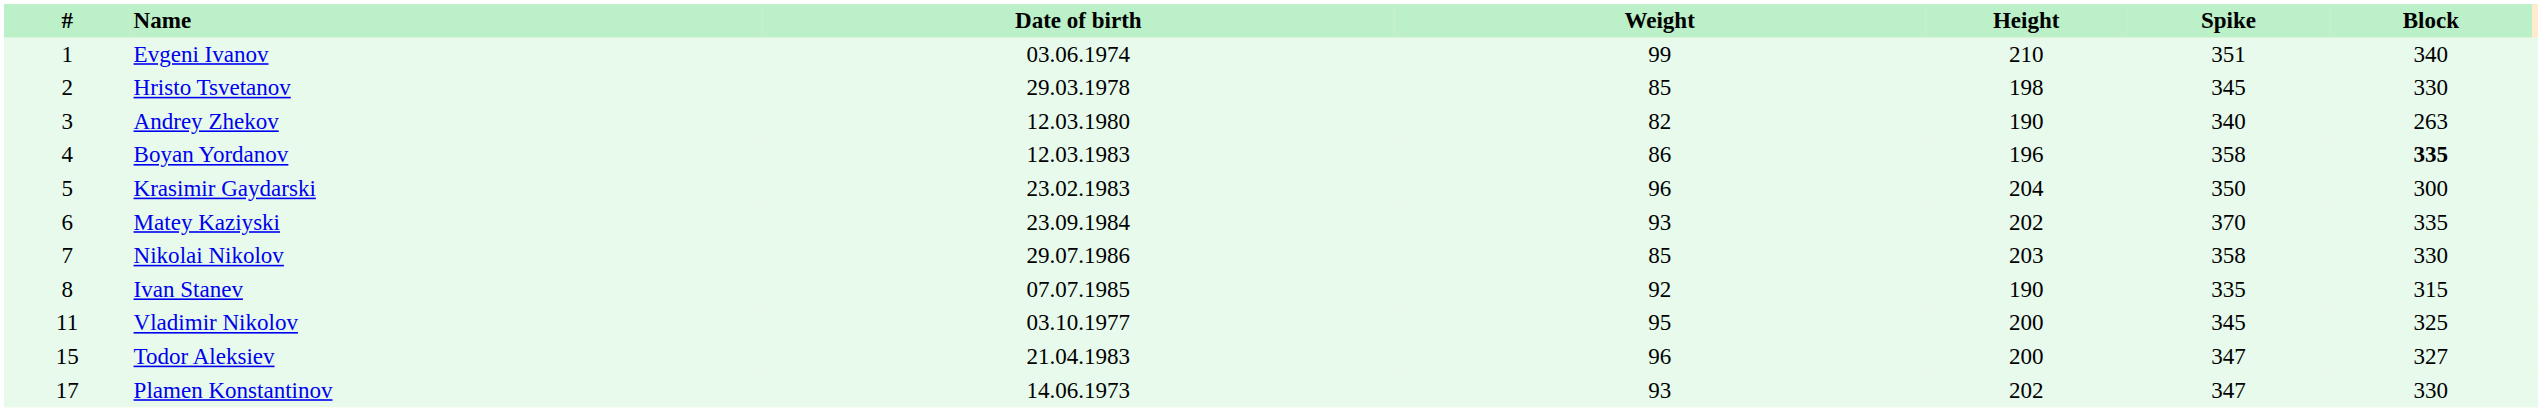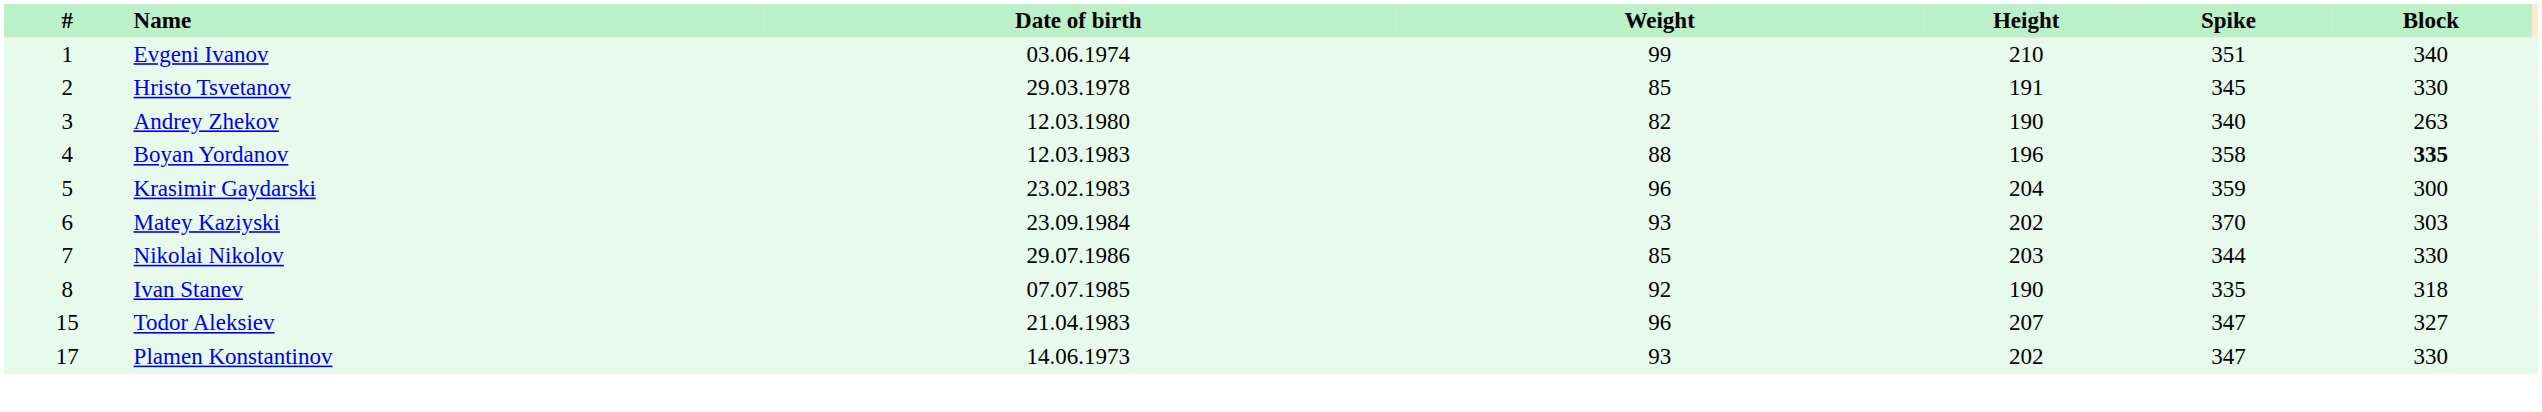(2026, 87) 198 -> (2026, 87) 191
(1660, 154) 86 -> (1660, 154) 88
(2228, 188) 350 -> (2228, 188) 359
(2431, 222) 335 -> (2431, 222) 303
(2228, 255) 358 -> (2228, 255) 344
(2431, 289) 315 -> (2431, 289) 318
- row: (216, 322)
(2026, 356) 200 -> (2026, 322) 207
